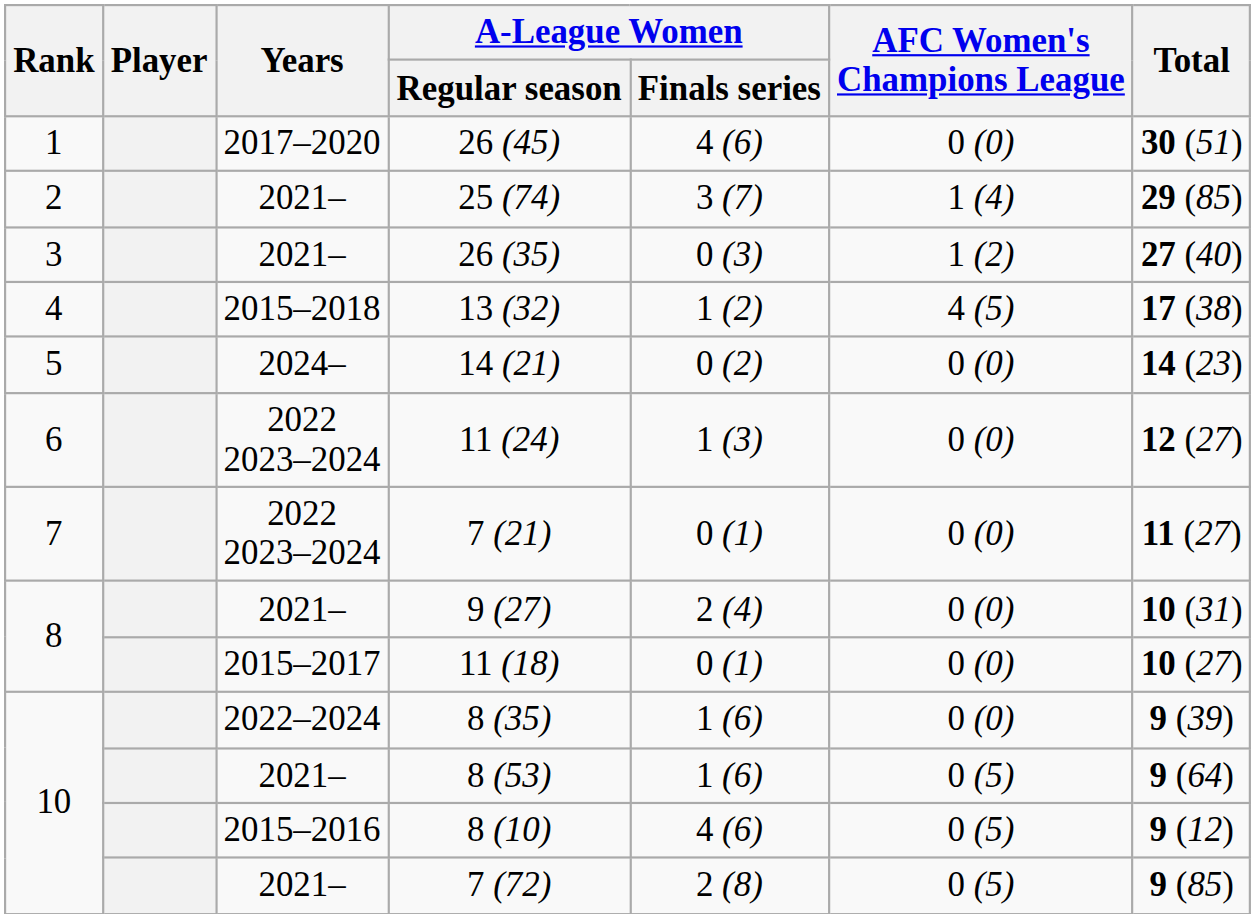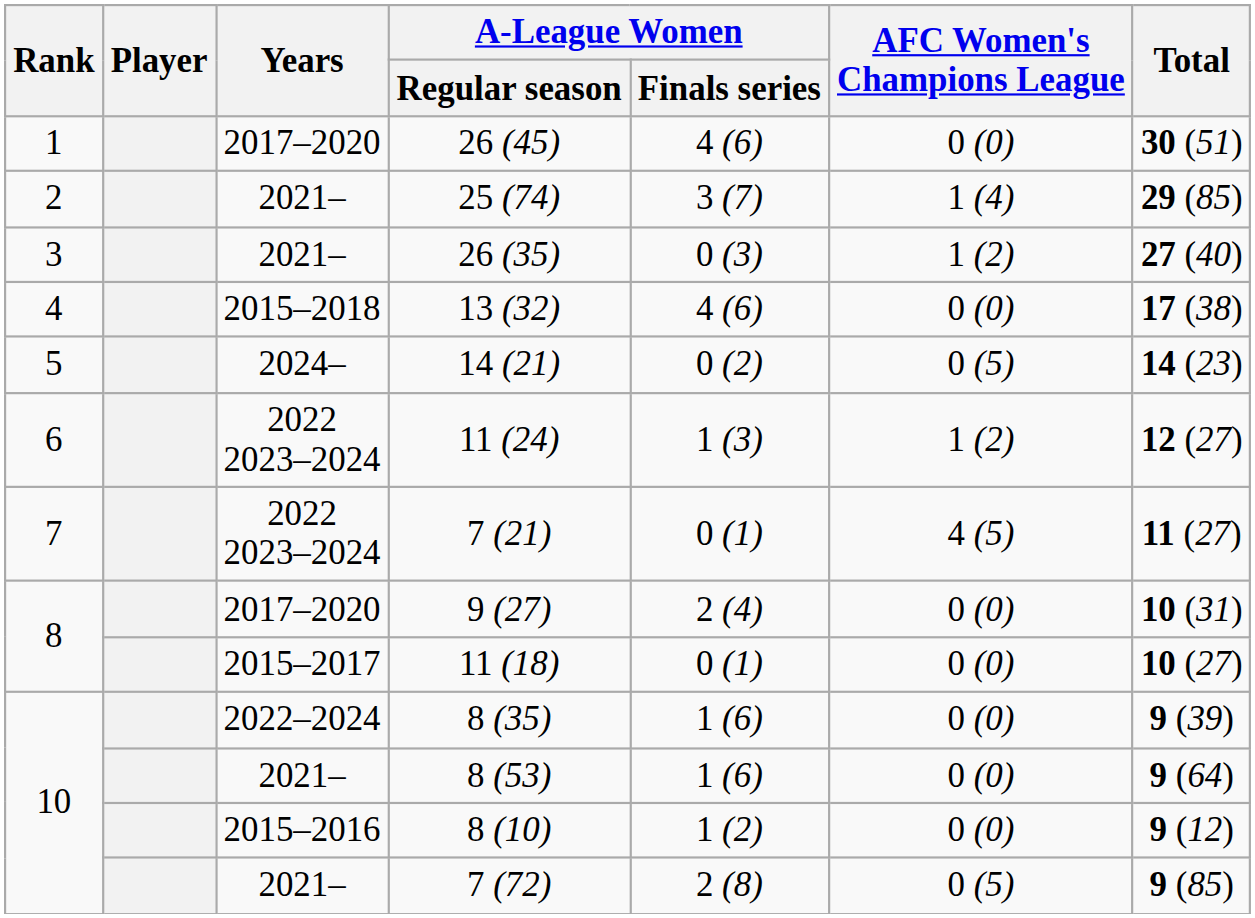(729, 308) 1 (2) -> (729, 308) 4 (6)
(981, 308) 4 (5) -> (981, 308) 0 (0)
(981, 364) 0 (0) -> (981, 364) 0 (5)
(981, 439) 0 (0) -> (981, 439) 1 (2)
(981, 533) 0 (0) -> (981, 533) 4 (5)
(302, 608) 2021– -> (302, 608) 2017–2020
(981, 774) 0 (5) -> (981, 774) 0 (0)
(729, 829) 4 (6) -> (729, 829) 1 (2)
(981, 829) 0 (5) -> (981, 829) 0 (0)
